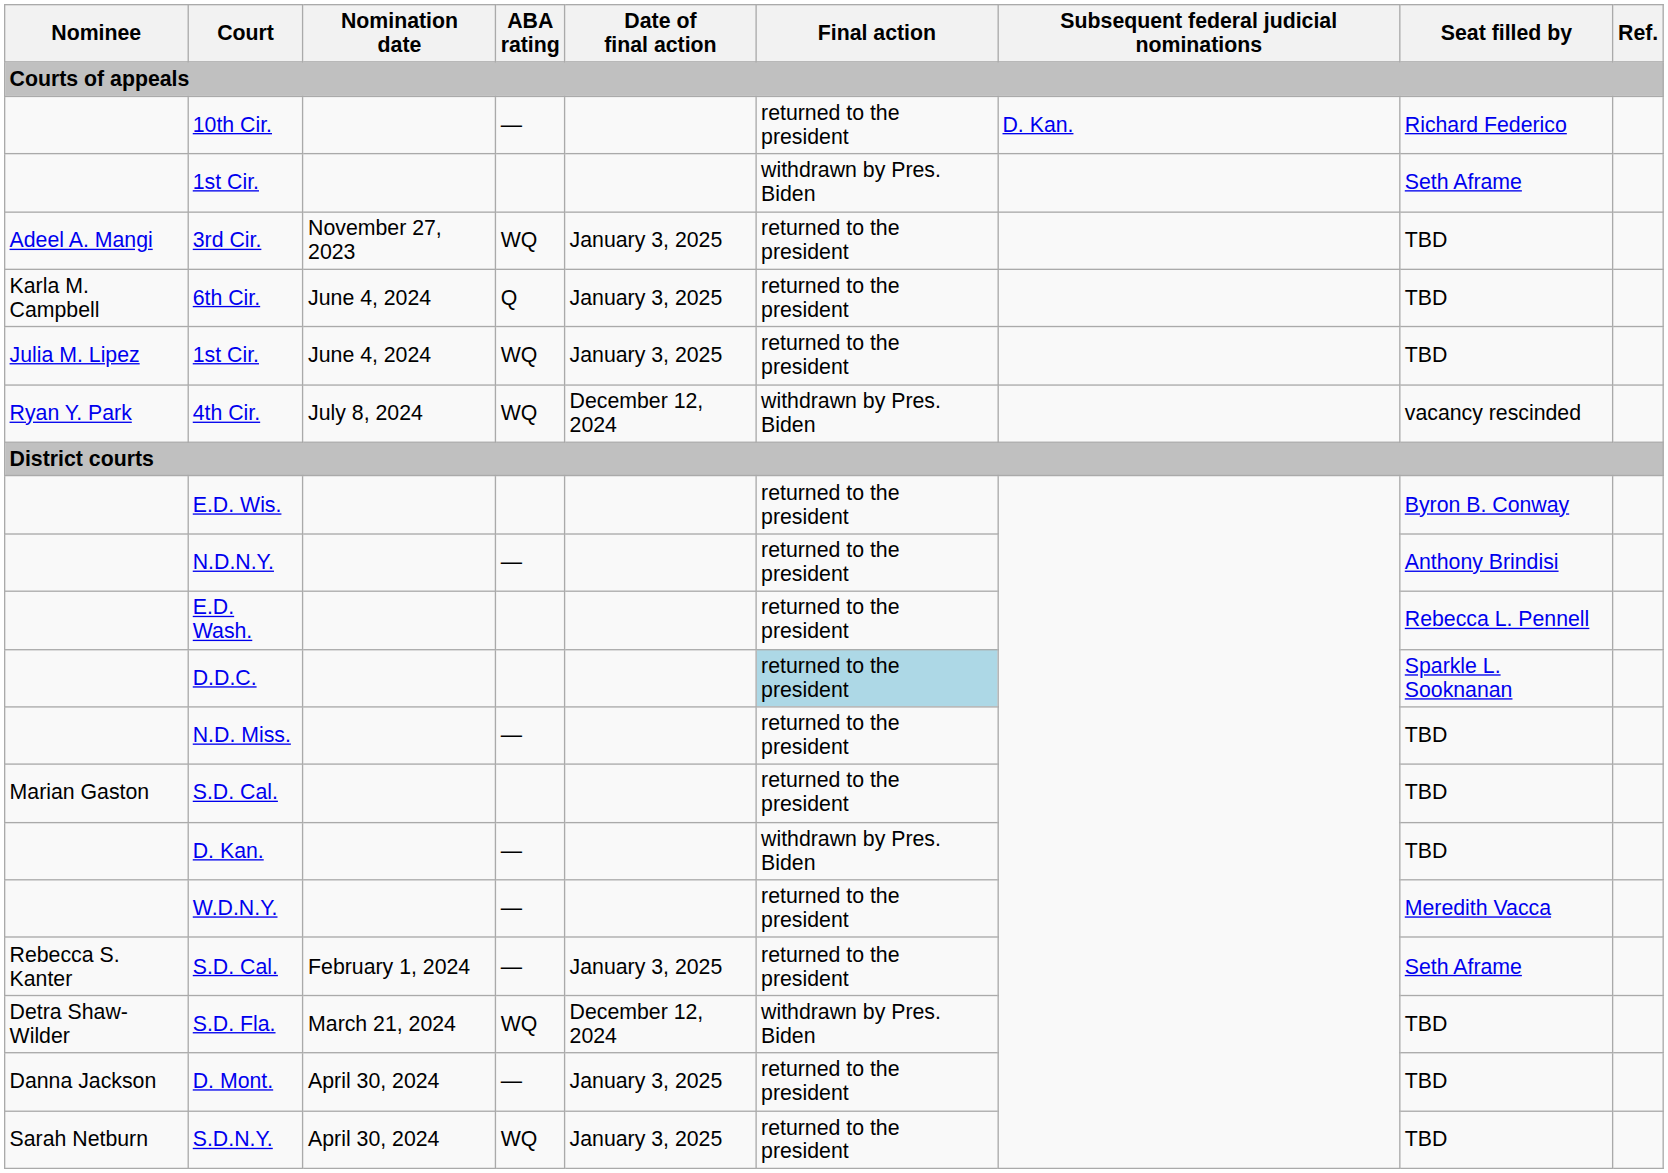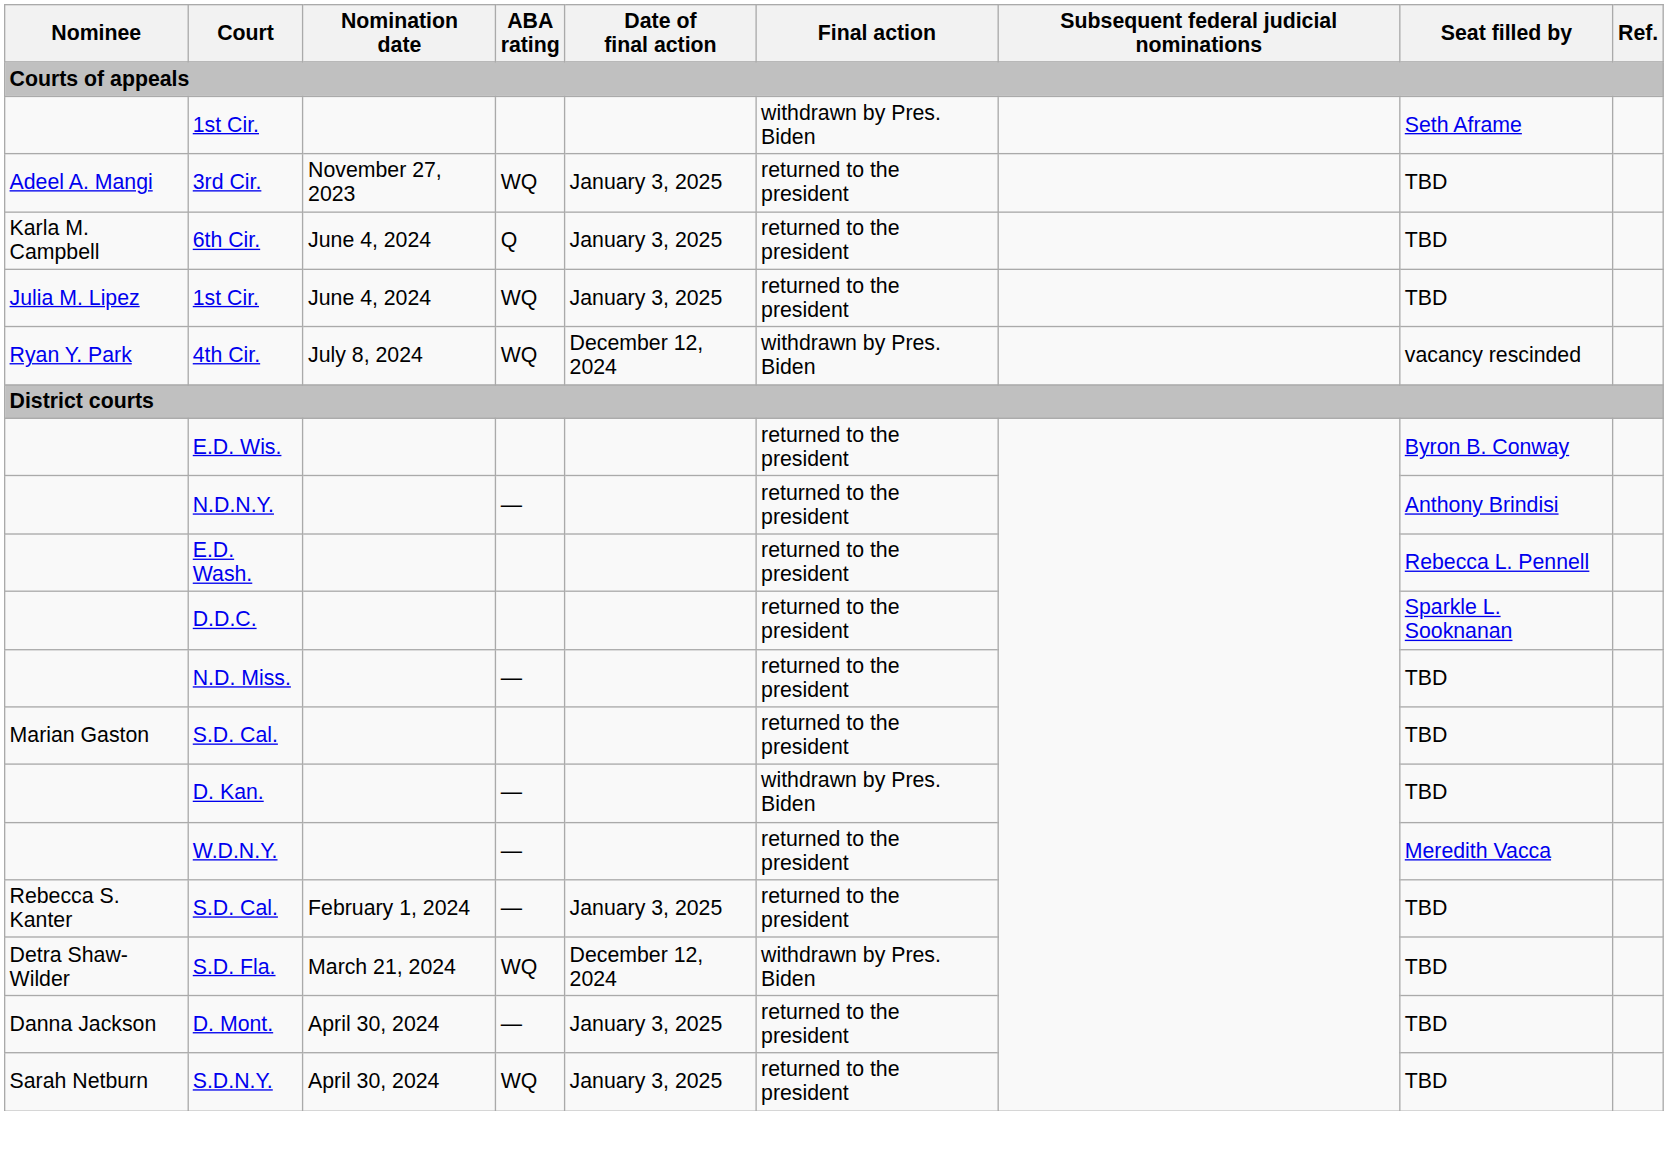- row: (96, 125)
(830, 677) lightblue background -> (830, 620) no background
(1463, 966) Seth Aframe -> (1426, 908) TBD
